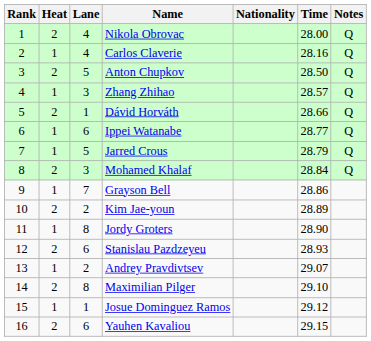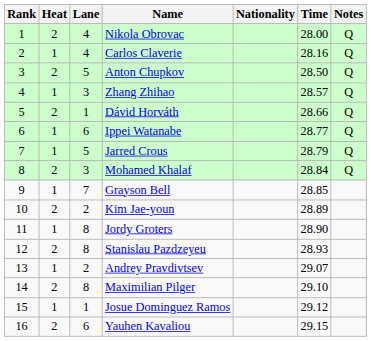(314, 190) 28.86 -> (314, 190) 28.85
(86, 248) 6 -> (86, 248) 8
